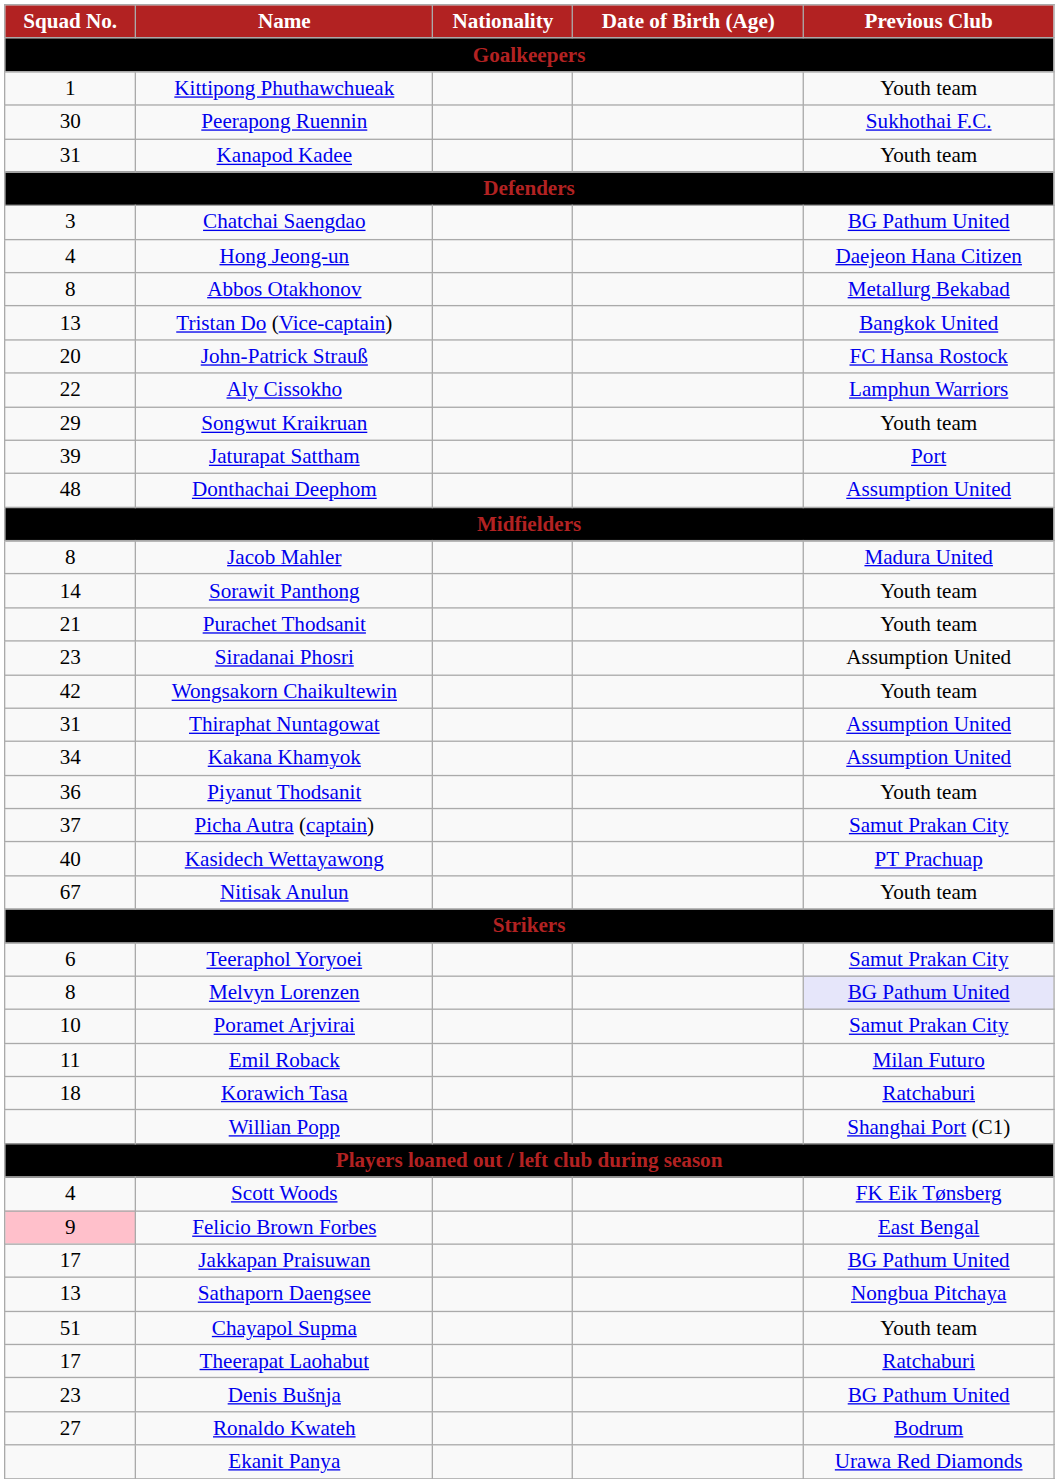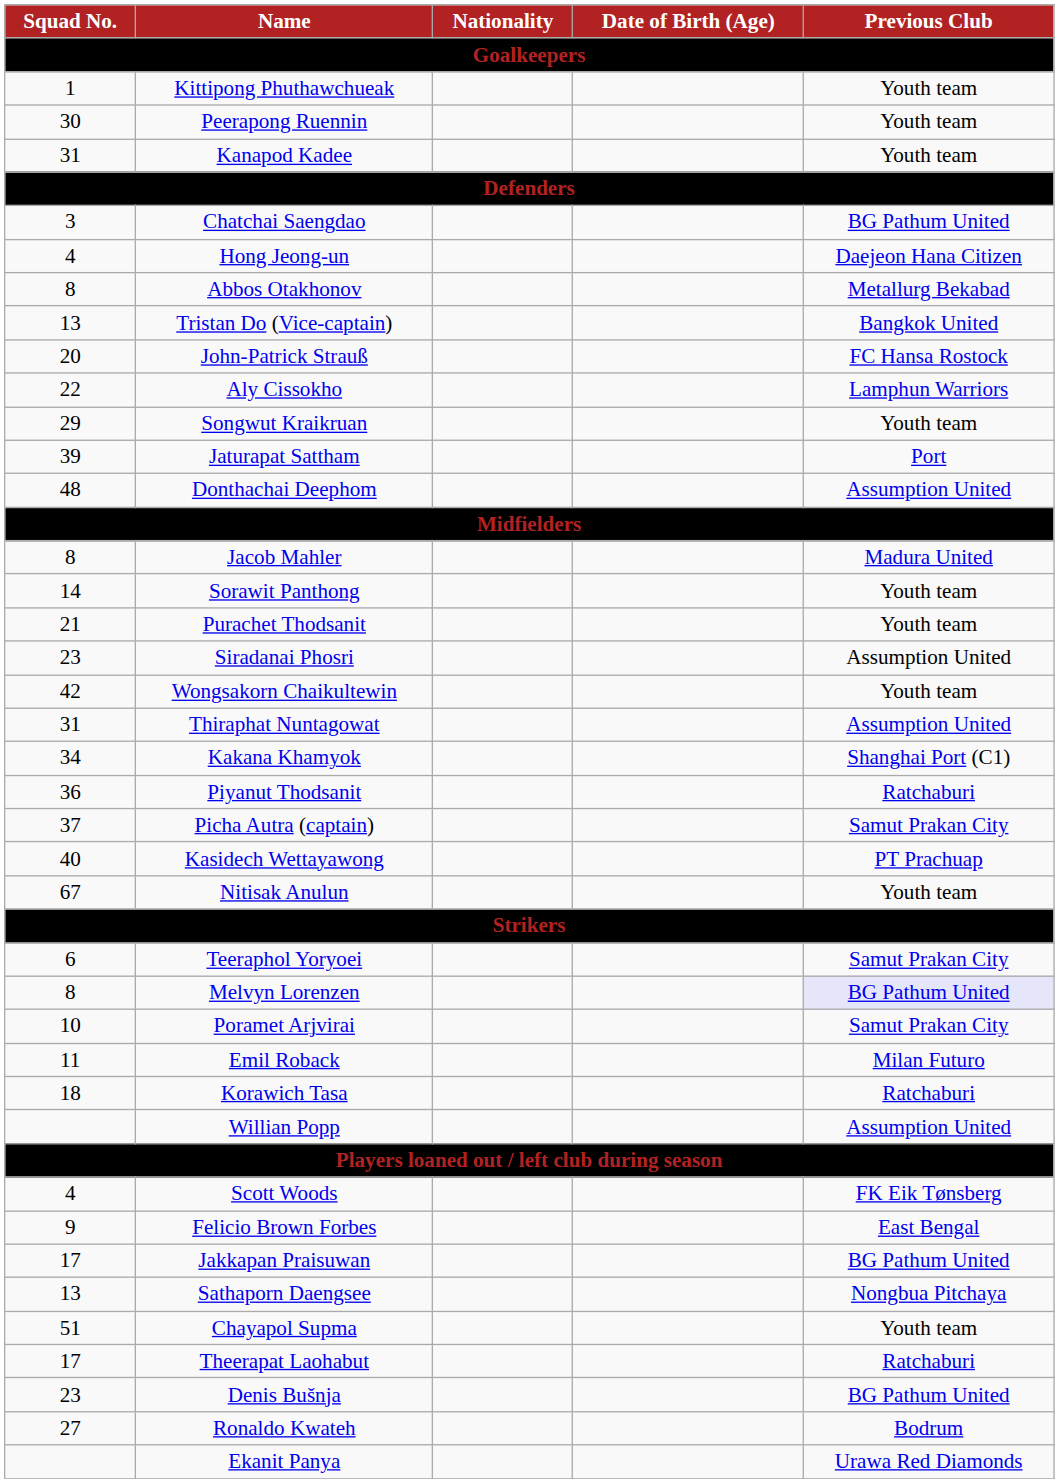(929, 121) Sukhothai F.C. -> (929, 121) Youth team
(929, 758) Assumption United -> (929, 758) Shanghai Port (C1)
(929, 791) Youth team -> (929, 791) Ratchaburi
(929, 1126) Shanghai Port (C1) -> (929, 1126) Assumption United
(70, 1227) pink background -> (70, 1227) no background
